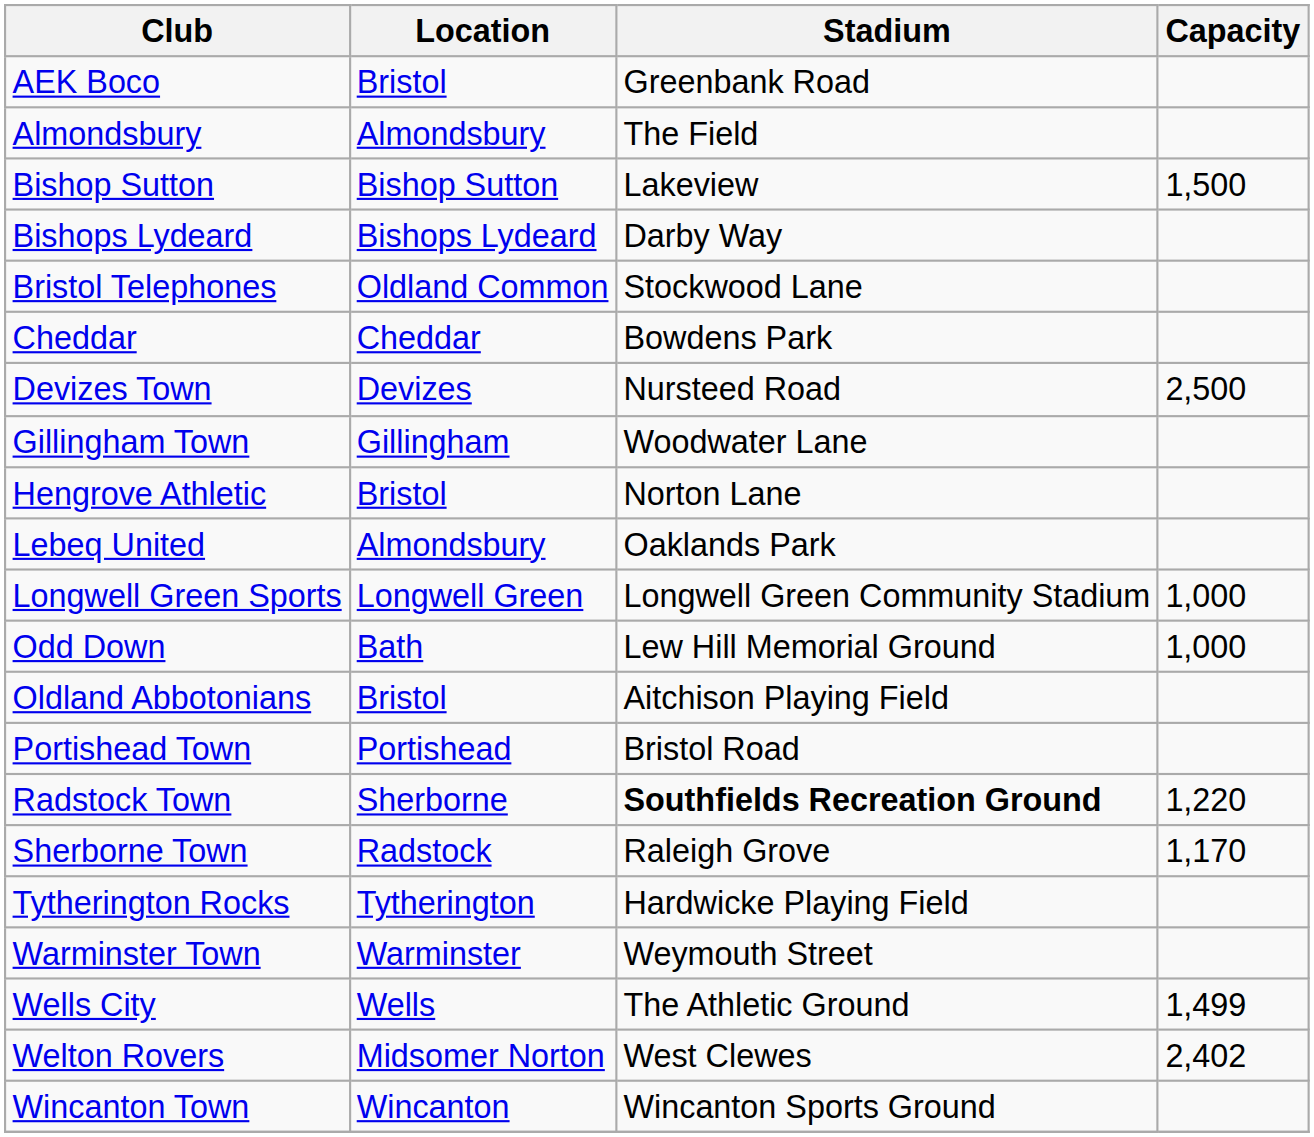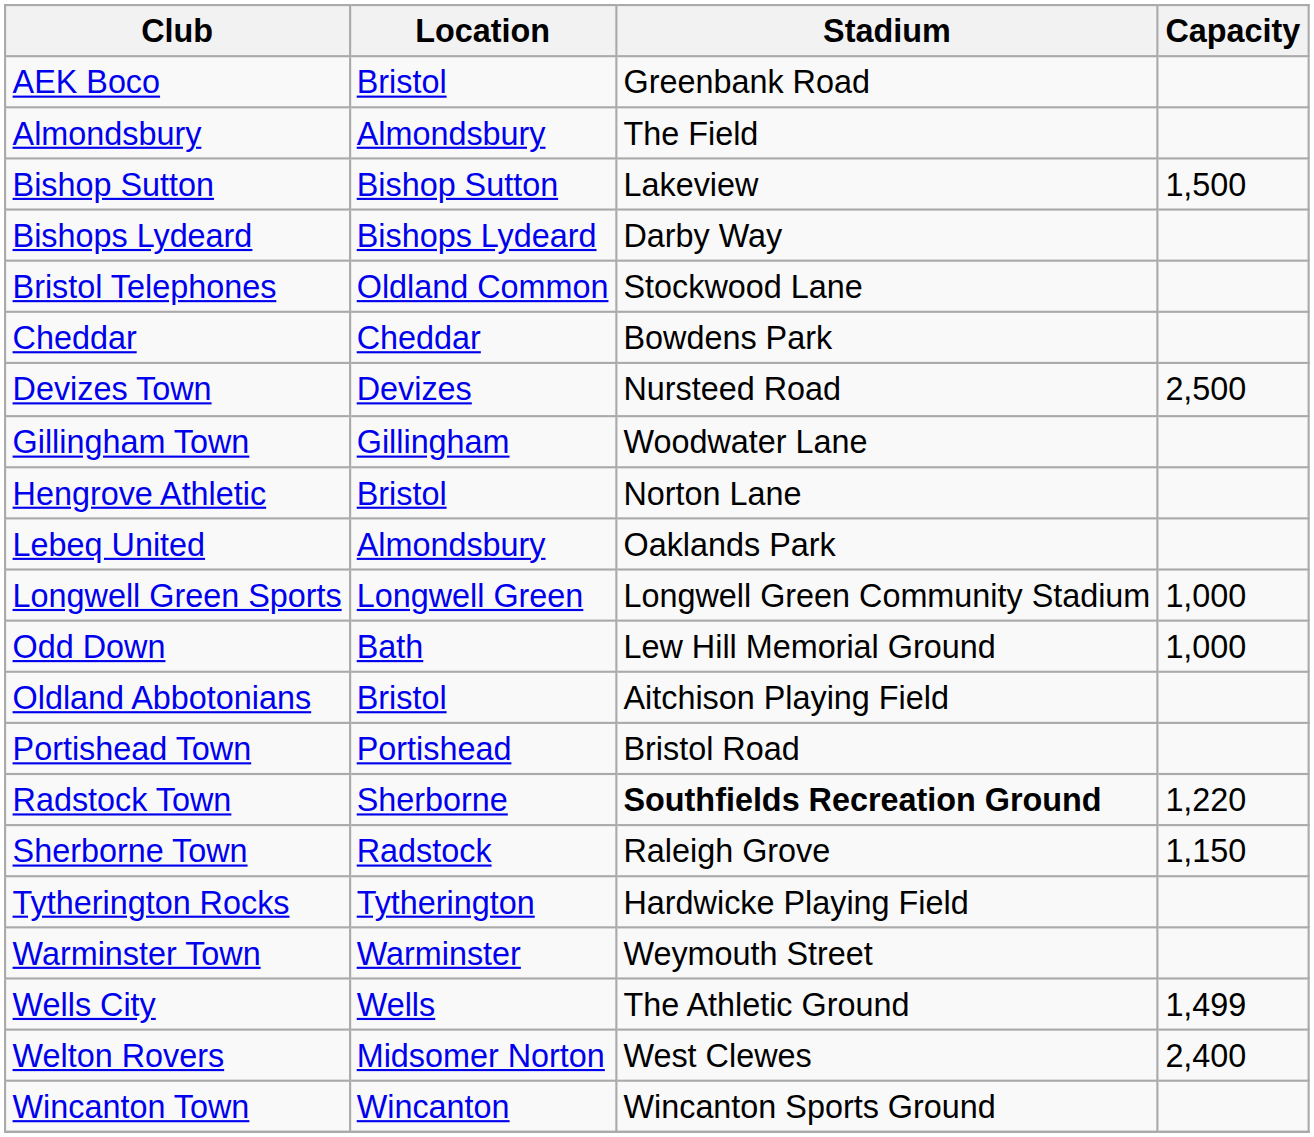(1206, 851) 1,170 -> (1206, 851) 1,150
(1206, 1056) 2,402 -> (1206, 1056) 2,400
